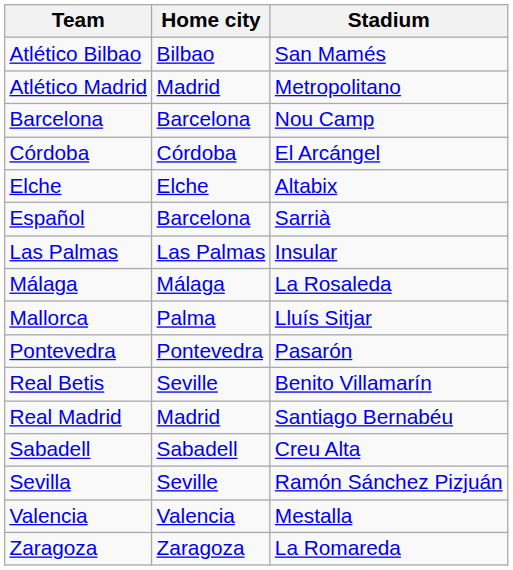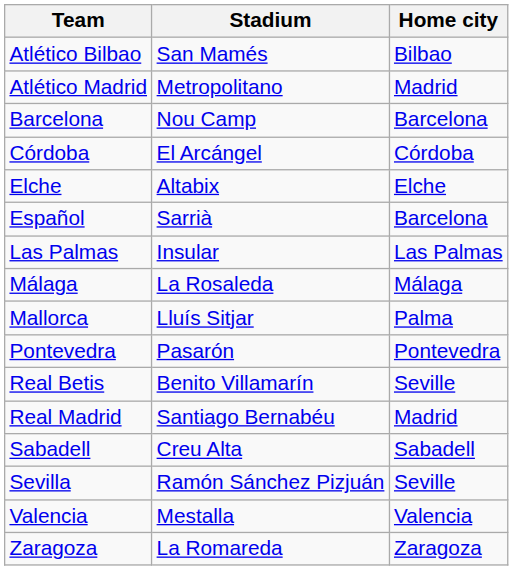columns swapped: (211, 20) <-> (389, 20)
